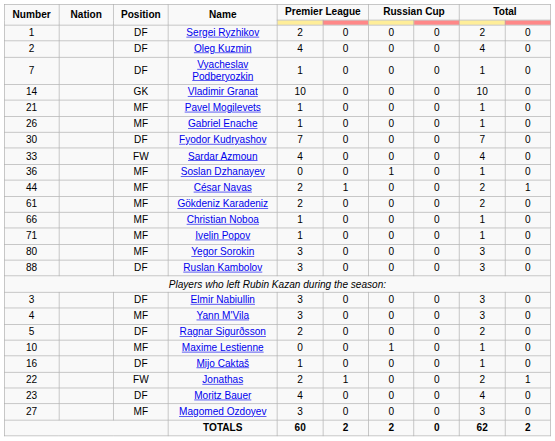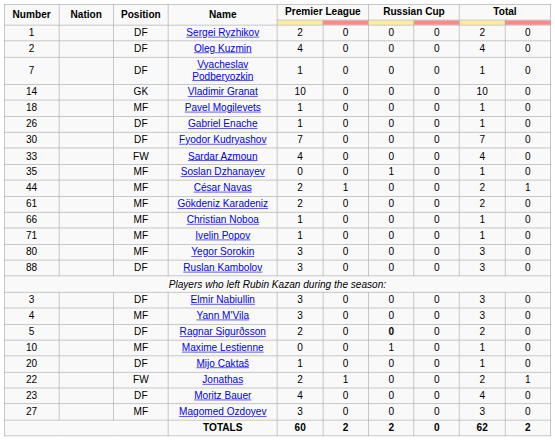(32, 108) 21 -> (32, 108) 18
(141, 124) MF -> (141, 124) DF
(32, 172) 36 -> (32, 172) 35
(391, 332) normal -> (391, 332) bold
(32, 364) 16 -> (32, 364) 20
